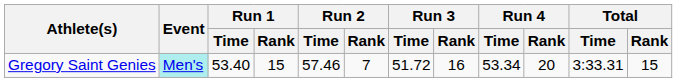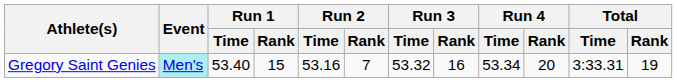(321, 65) 57.46 -> (321, 65) 53.16
(411, 65) 51.72 -> (411, 65) 53.32
(649, 65) 15 -> (649, 65) 19
